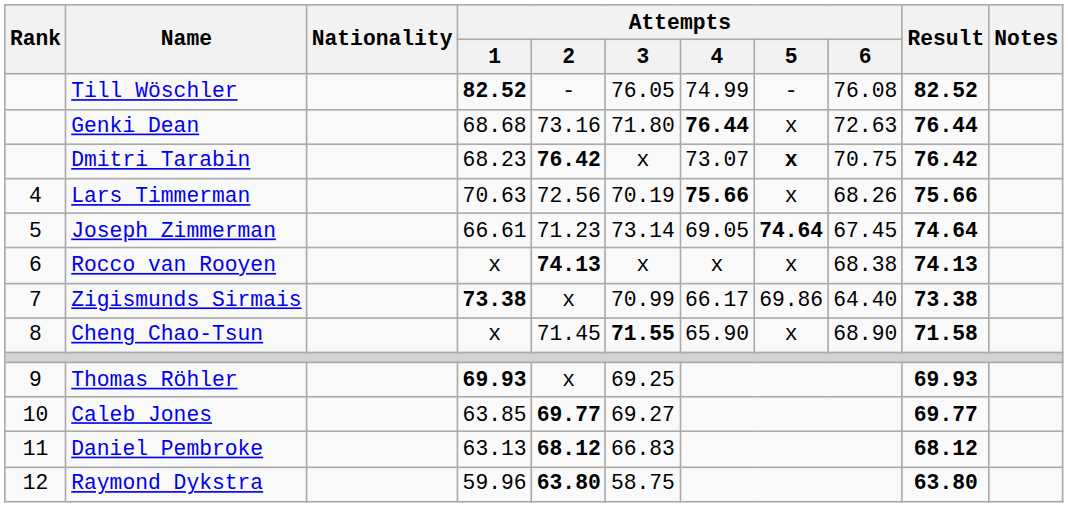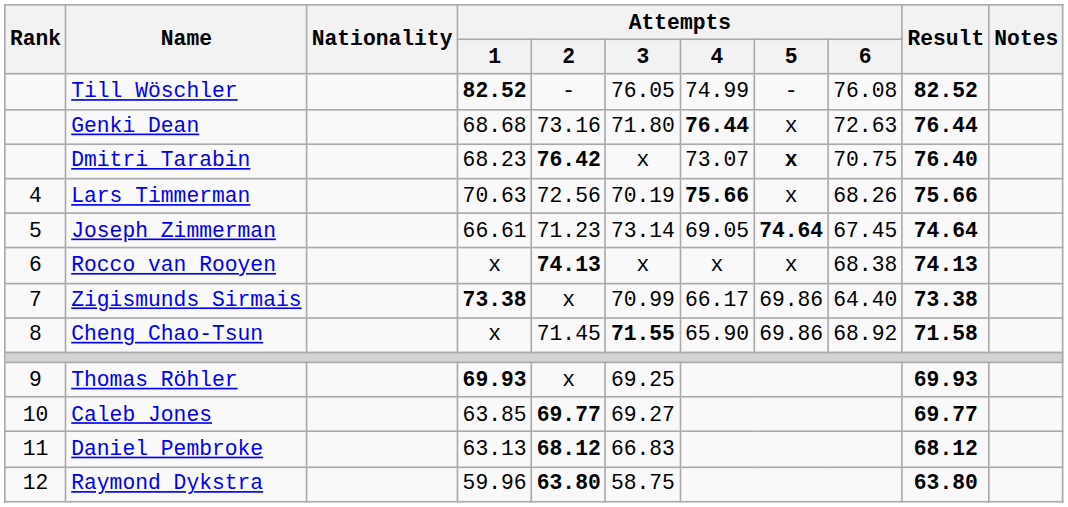(946, 161) 76.42 -> (946, 161) 76.40
(791, 335) x -> (791, 335) 69.86
(865, 335) 68.90 -> (865, 335) 68.92
